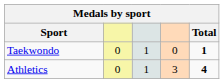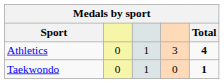rows swapped: (27, 69) <-> (33, 51)
